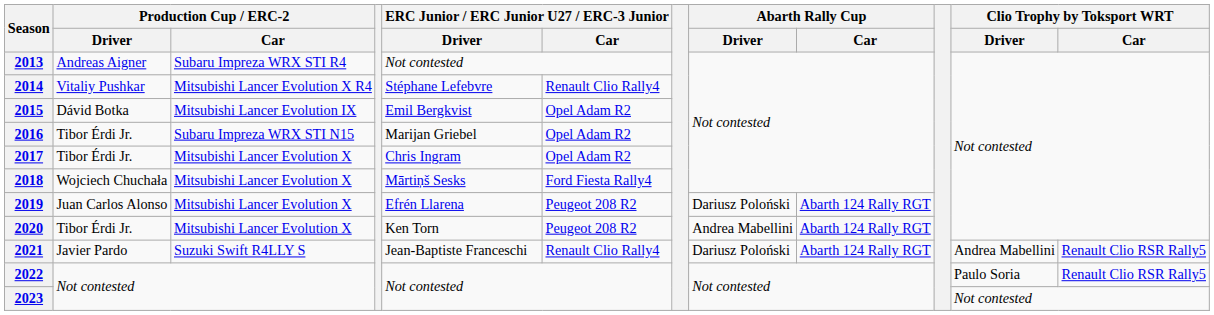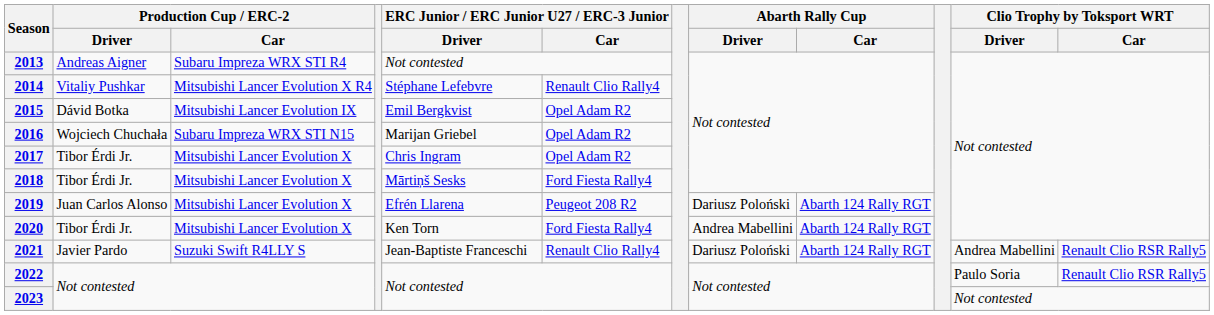(94, 134) Tibor Érdi Jr. -> (112, 134) Wojciech Chuchała
(112, 181) Wojciech Chuchała -> (94, 181) Tibor Érdi Jr.
(591, 228) Peugeot 208 R2 -> (599, 228) Ford Fiesta Rally4
